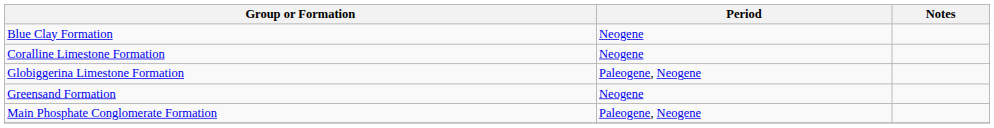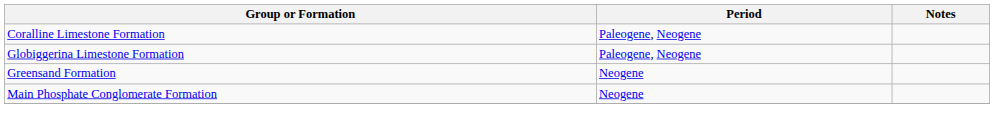- row: (60, 34)
(621, 53) Neogene -> (650, 34) Paleogene, Neogene
(650, 113) Paleogene, Neogene -> (621, 93) Neogene
